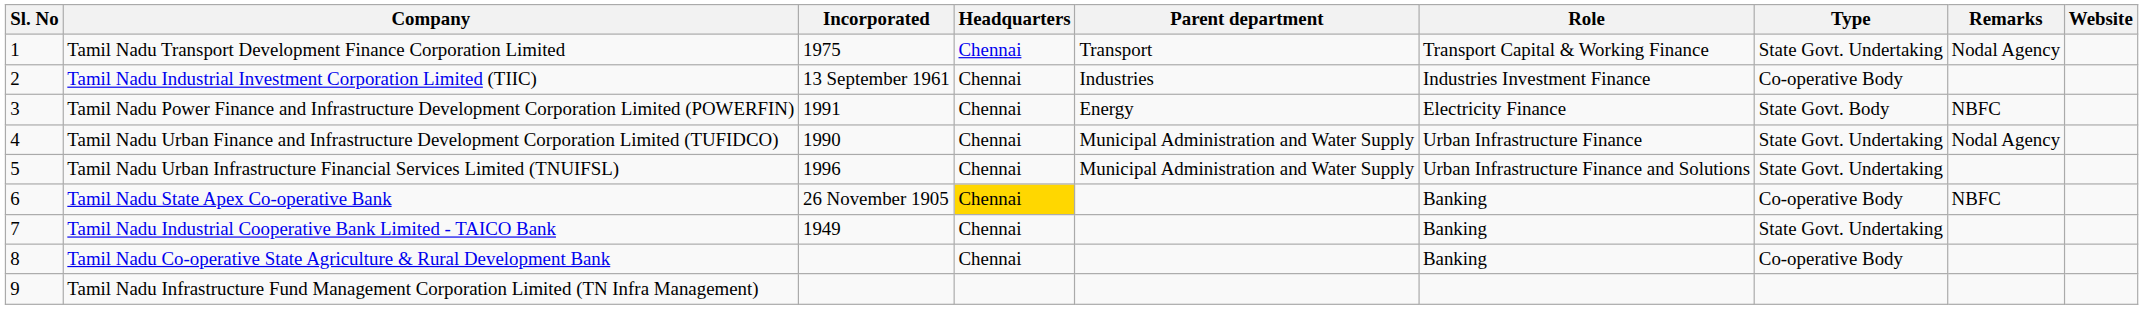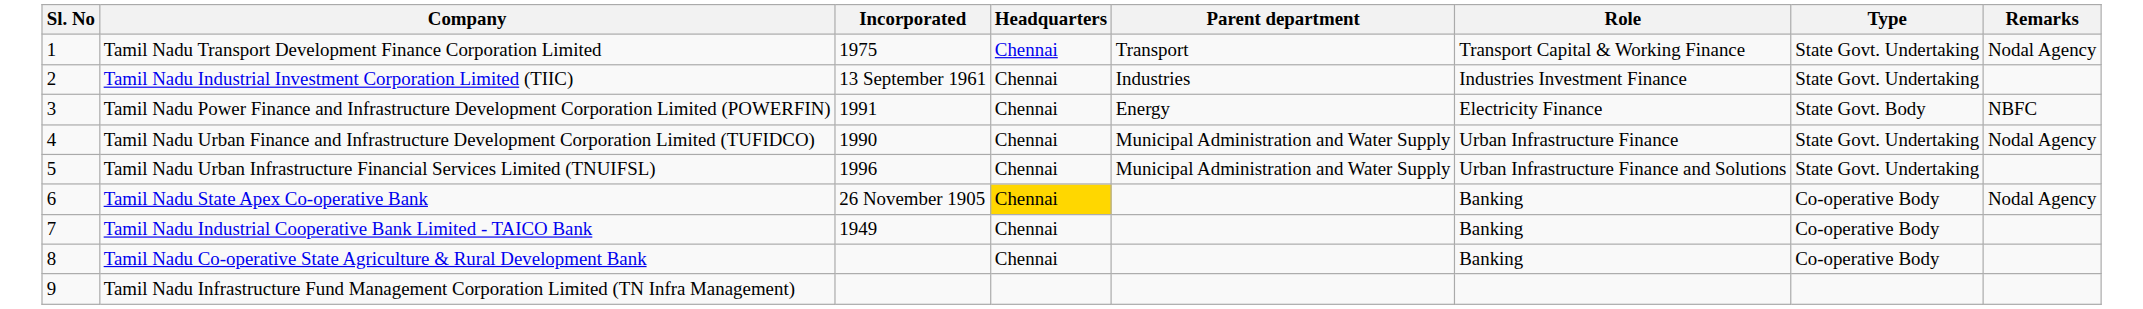- column: (2101, 19)
(1831, 79) Co-operative Body -> (1887, 79) State Govt. Undertaking
(1976, 199) NBFC -> (2042, 199) Nodal Agency
(1851, 229) State Govt. Undertaking -> (1867, 229) Co-operative Body
